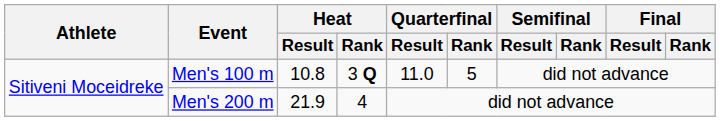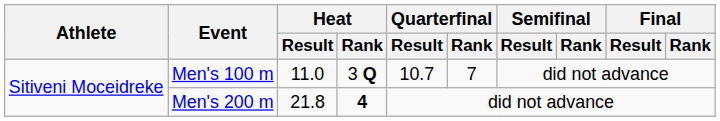(308, 74) 10.8 -> (308, 74) 11.0
(417, 74) 11.0 -> (417, 74) 10.7
(472, 74) 5 -> (472, 74) 7
(308, 102) 21.9 -> (308, 102) 21.8
(362, 102) normal -> (362, 102) bold
